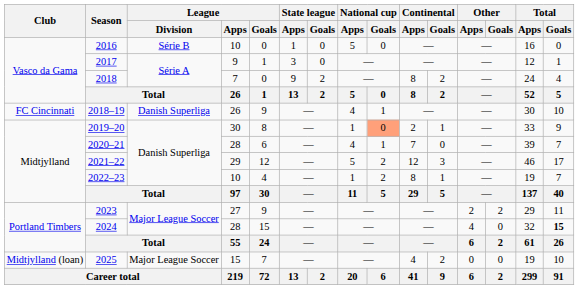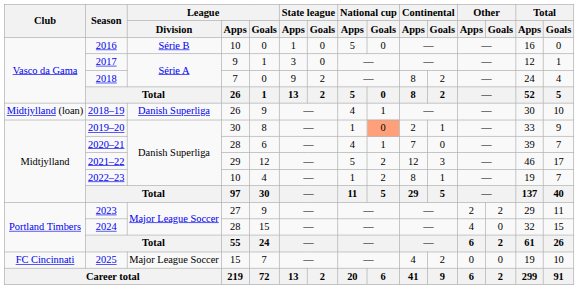(45, 111) FC Cincinnati -> (45, 111) Midtjylland (loan)
(559, 227) bold -> (559, 227) normal
(45, 260) Midtjylland (loan) -> (45, 260) FC Cincinnati
